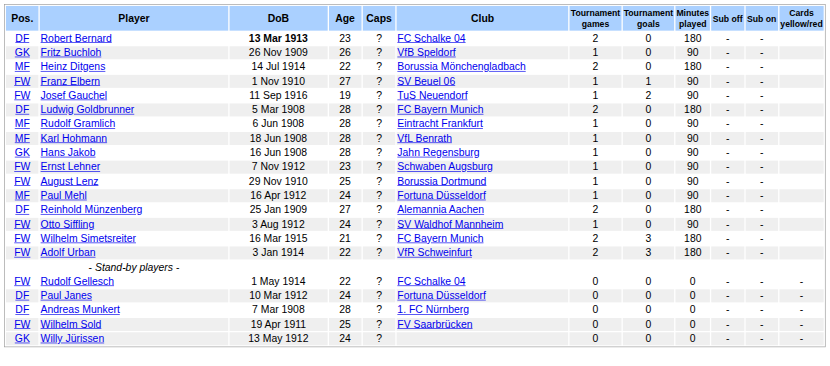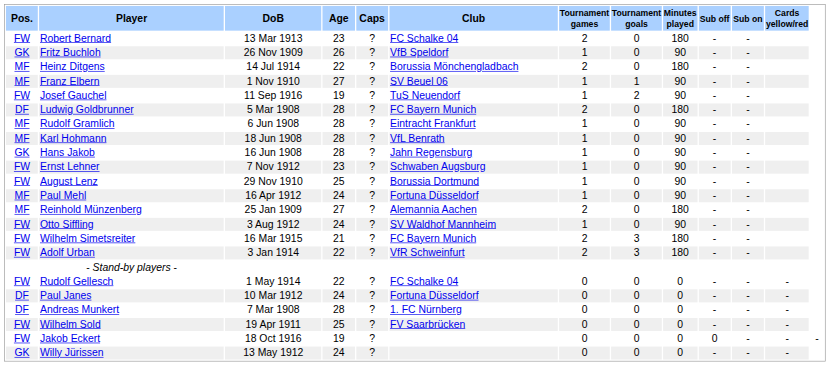(22, 38) DF -> (22, 38) FW
(278, 38) bold -> (273, 38) normal
(22, 81) FW -> (22, 81) MF
(22, 210) DF -> (22, 210) MF
+ row: (70, 338)
